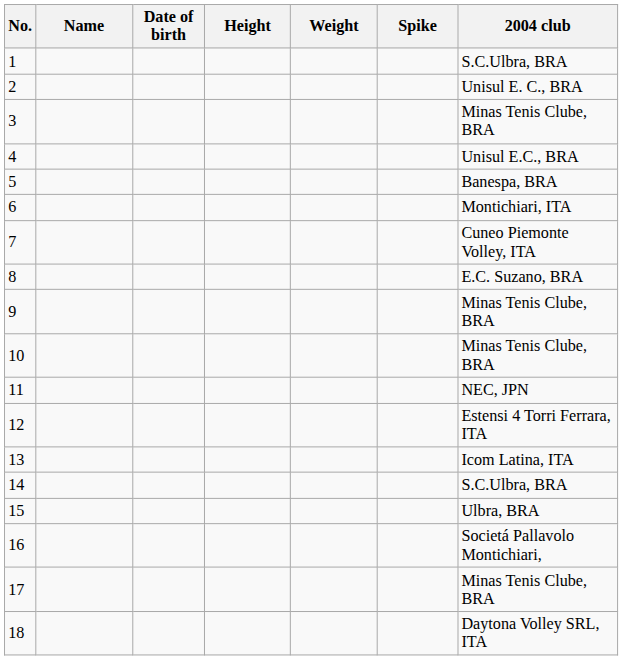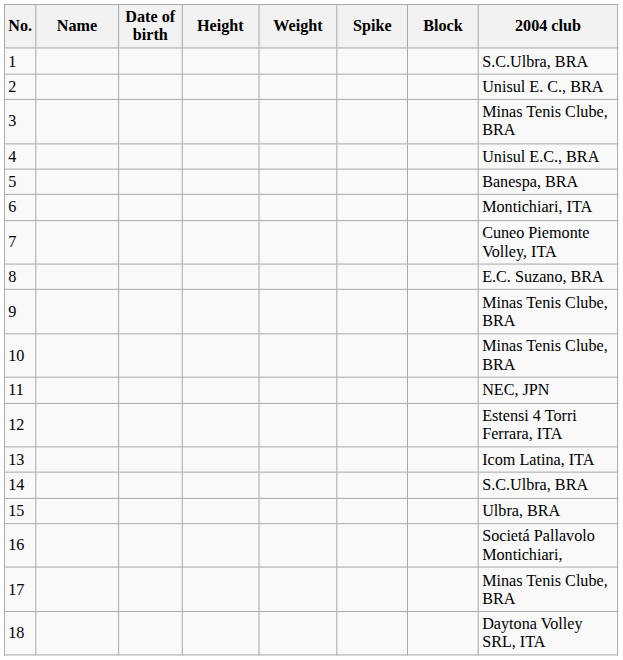+ column: (443, 26)
